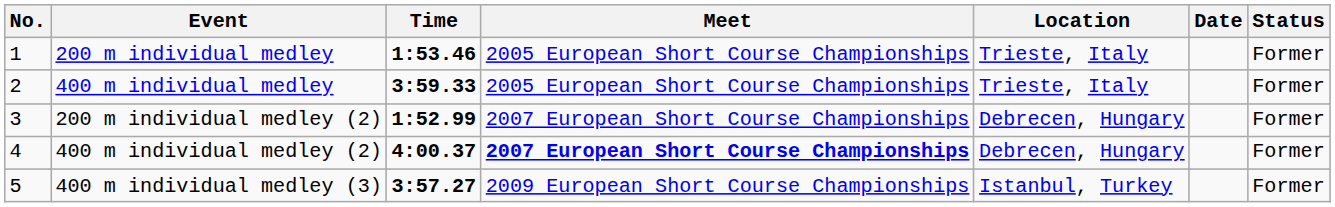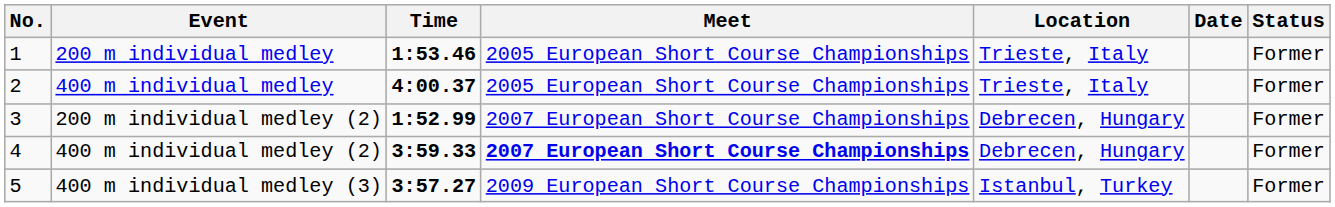(434, 87) 3:59.33 -> (434, 87) 4:00.37
(434, 153) 4:00.37 -> (434, 153) 3:59.33
